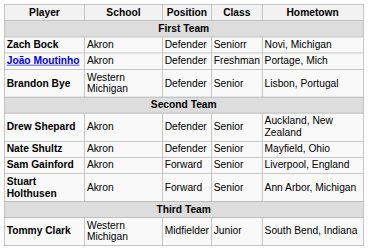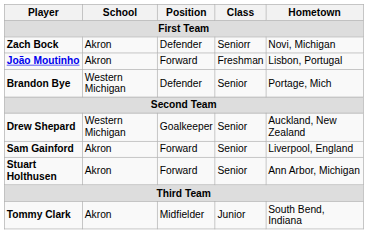(186, 61) Defender -> (179, 61) Forward
(296, 61) Portage, Mich -> (305, 61) Lisbon, Portugal
(302, 83) Lisbon, Portugal -> (300, 83) Portage, Mich
(100, 127) Akron -> (105, 127) Western Michigan
(186, 127) Defender -> (186, 127) Goalkeeper
- row: (35, 149)
(107, 231) Western Michigan -> (98, 215) Akron
